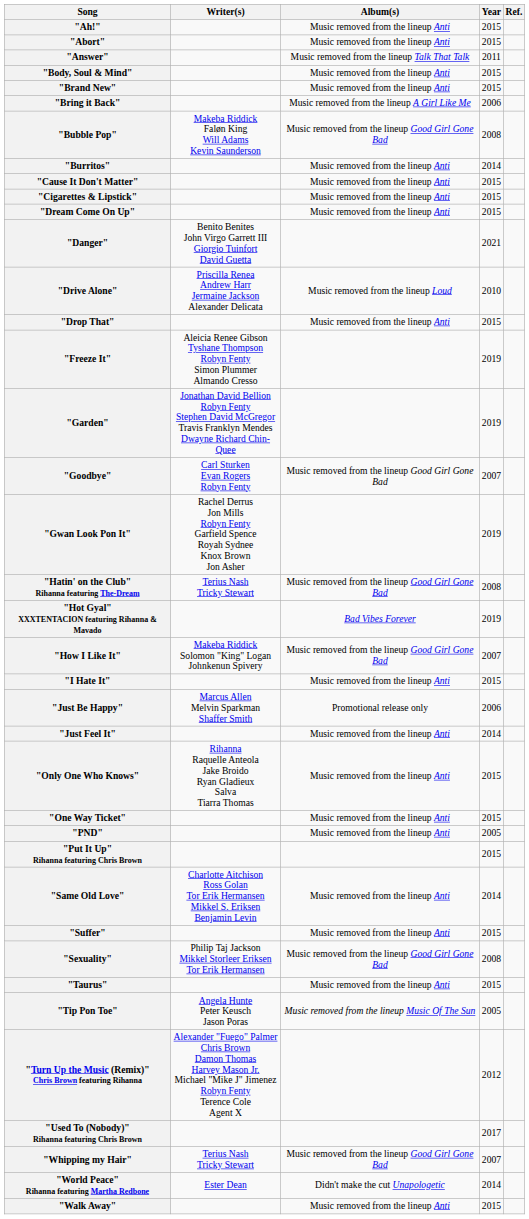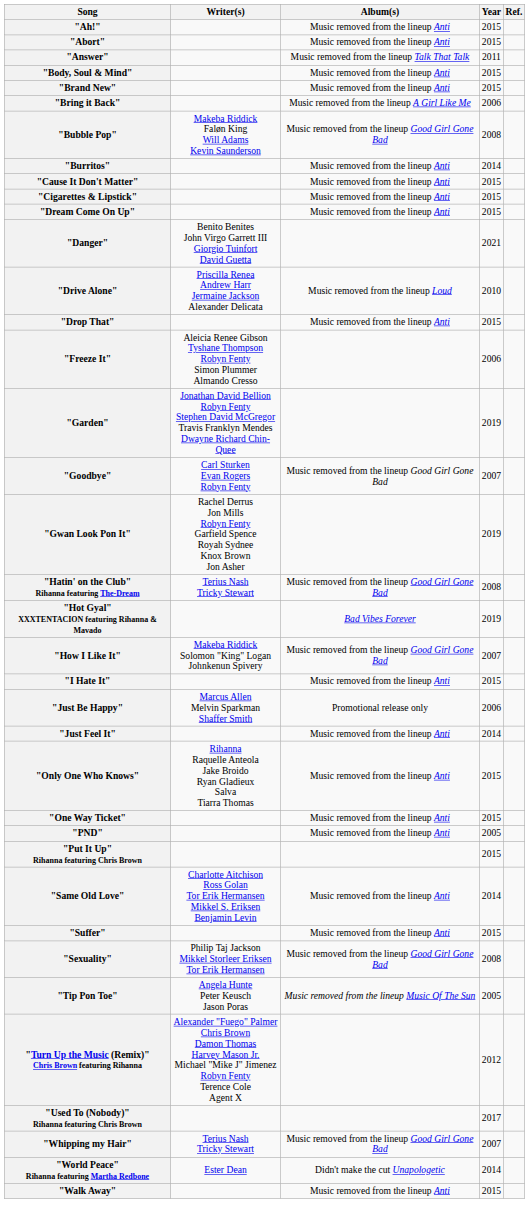(491, 359) 2019 -> (491, 359) 2006
- row: (88, 985)
